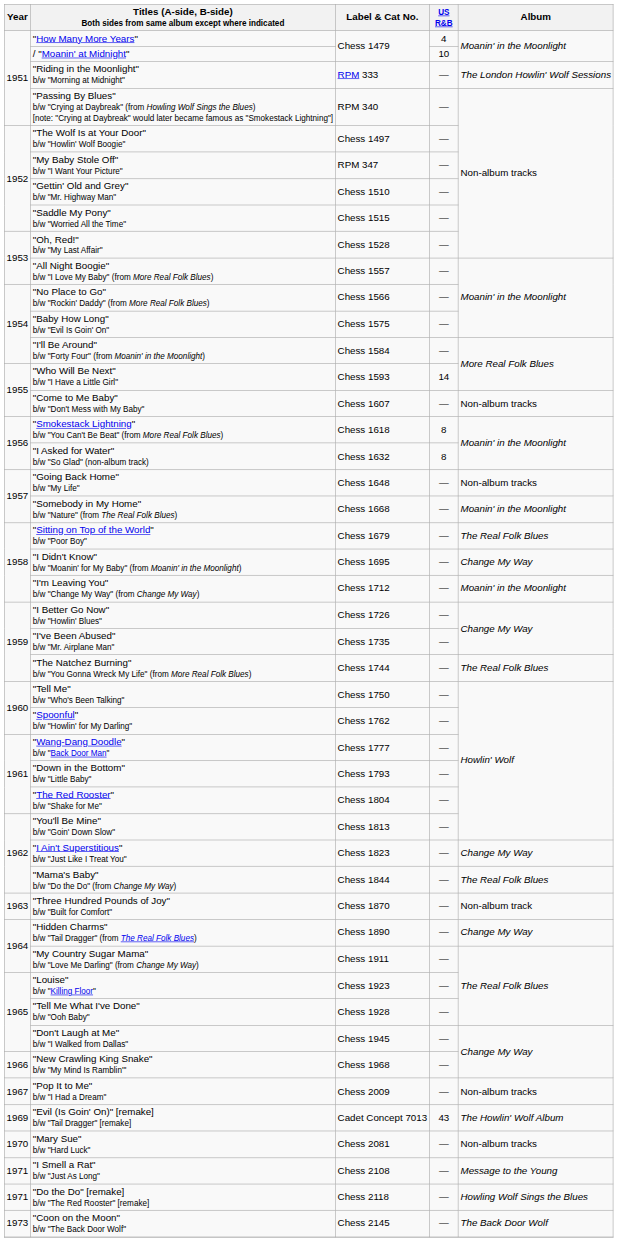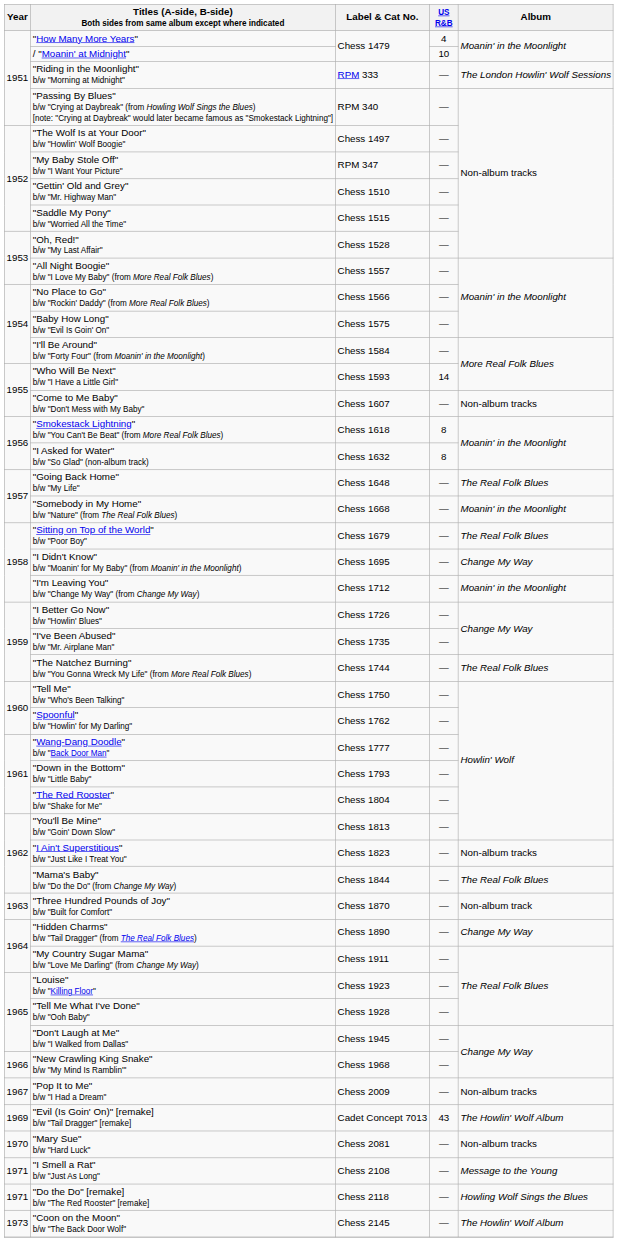(499, 483) Non-album tracks -> (504, 483) The Real Folk Blues
(497, 853) Change My Way -> (499, 853) Non-album tracks
(504, 1223) The Back Door Wolf -> (512, 1223) The Howlin' Wolf Album
